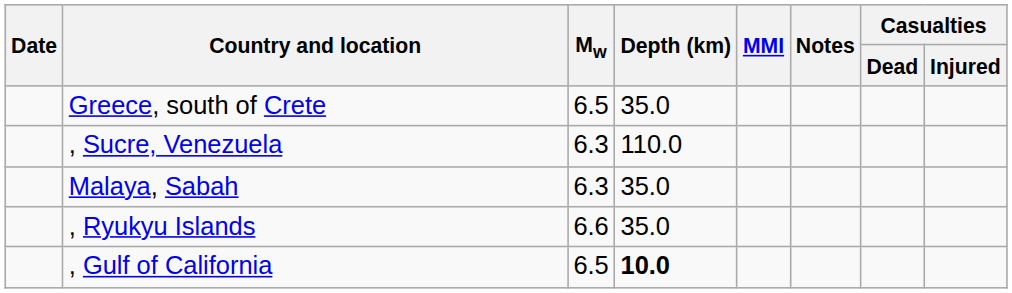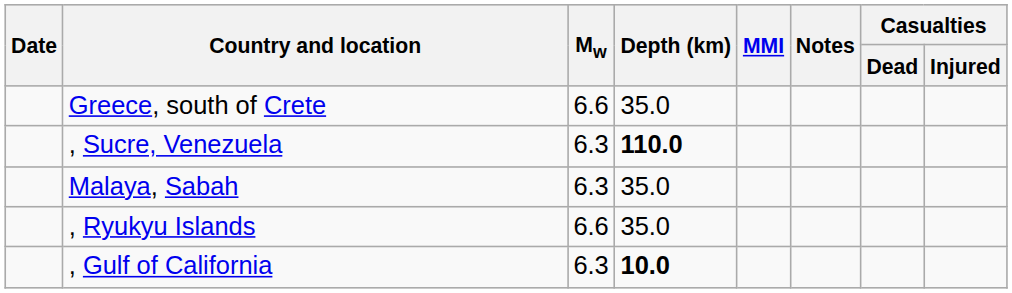(591, 105) 6.5 -> (591, 105) 6.6
(651, 145) normal -> (652, 145) bold
(591, 266) 6.5 -> (591, 266) 6.3
